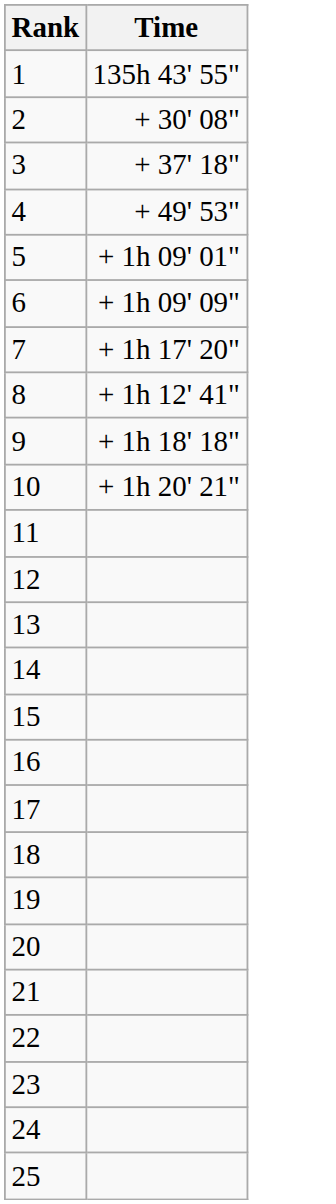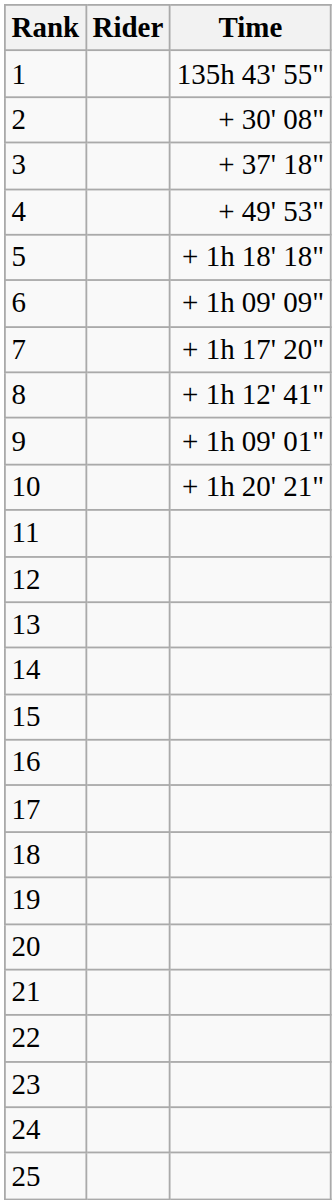+ column: (128, 27)
(169, 257) + 1h 09' 01" -> (253, 257) + 1h 18' 18"
(169, 440) + 1h 18' 18" -> (253, 440) + 1h 09' 01"
